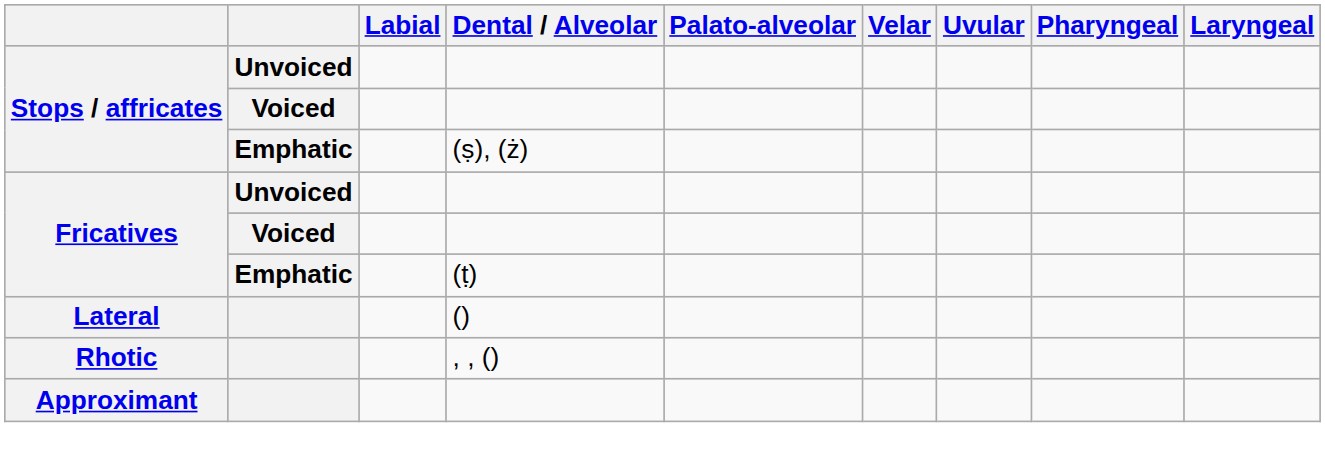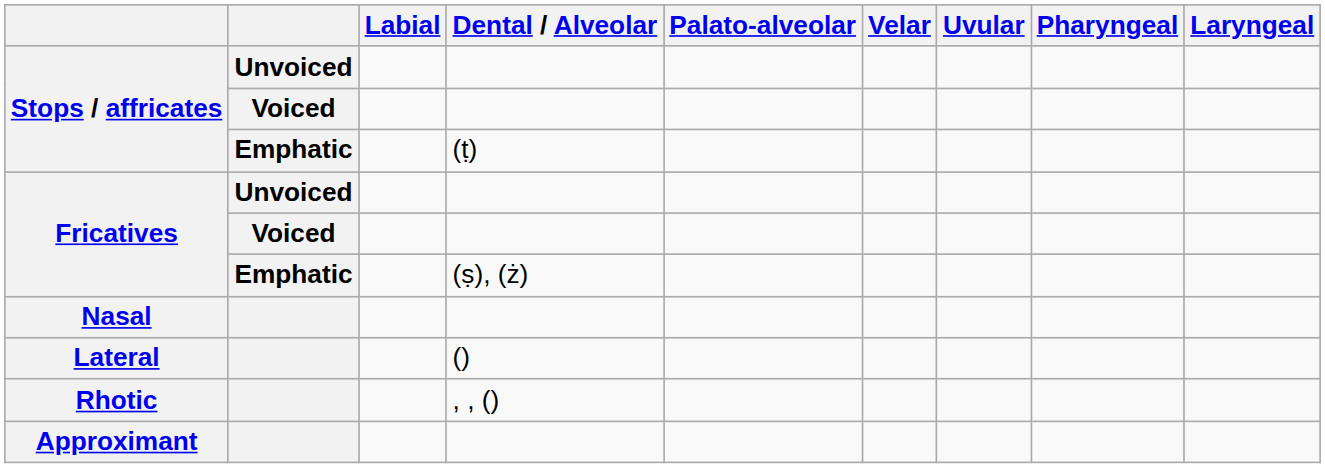(490, 150) (ṣ), (ż) -> (465, 150) (ṭ)
(465, 274) (ṭ) -> (490, 274) (ṣ), (ż)
+ row: (117, 316)
